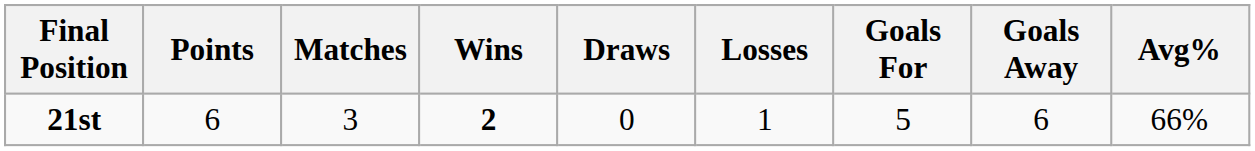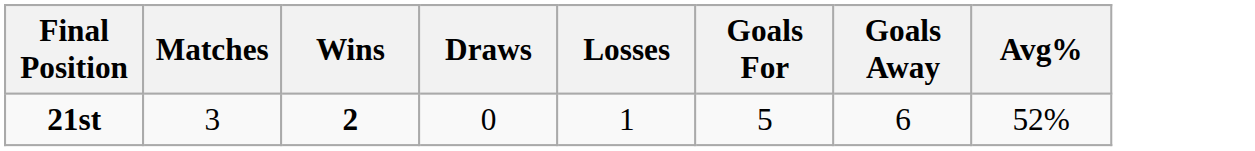- column: (212, 49)
(1179, 119) 66% -> (1041, 119) 52%
